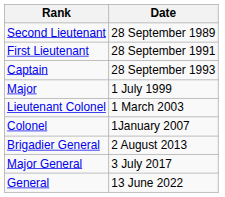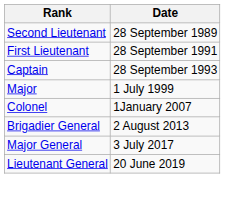- row: (56, 107)
+ row: (57, 164)
- row: (28, 182)
